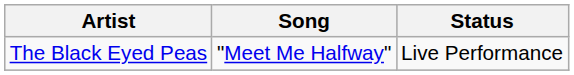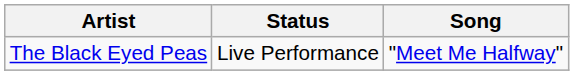columns swapped: (304, 21) <-> (482, 21)
